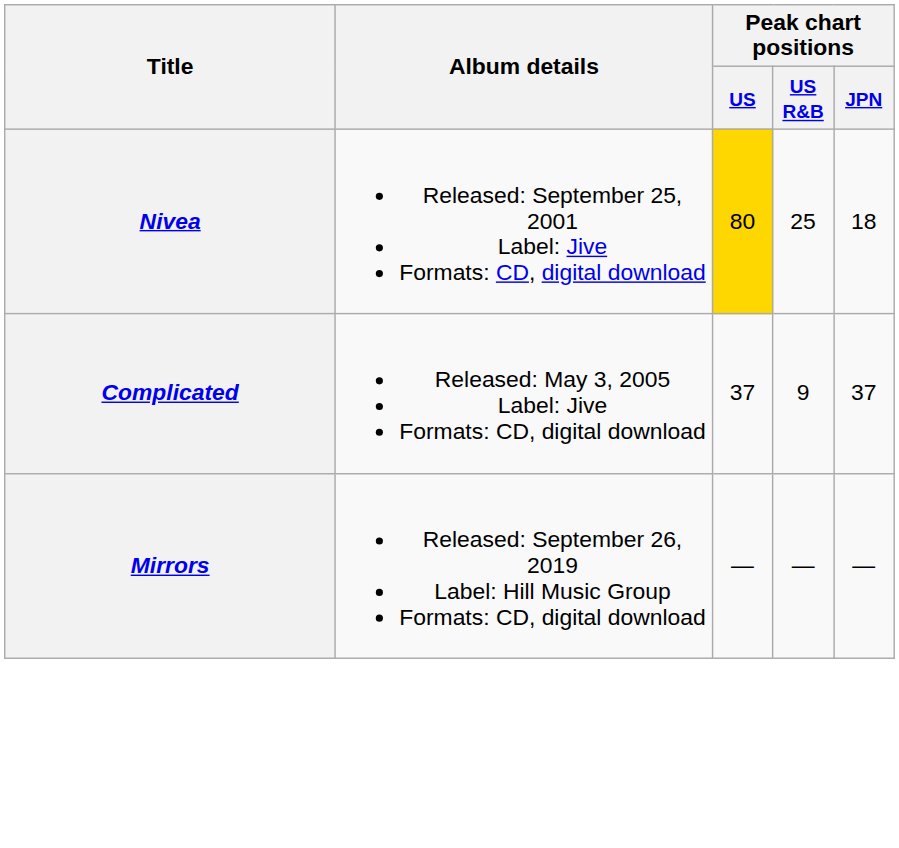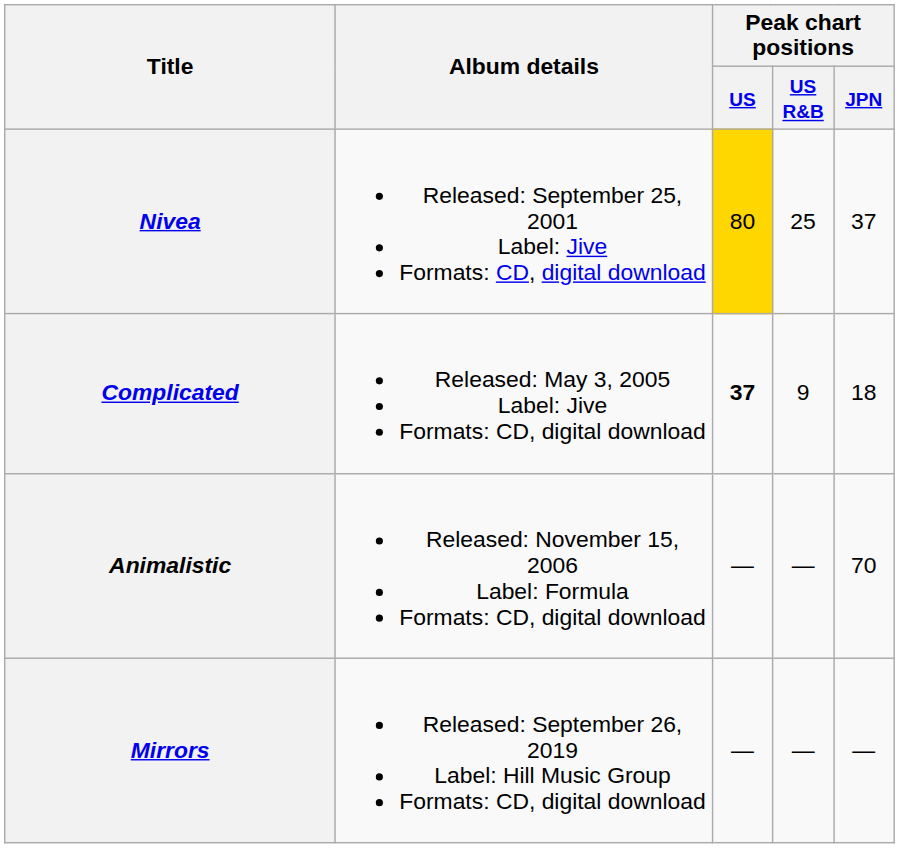(864, 221) 18 -> (864, 221) 37
(742, 393) normal -> (742, 393) bold
(864, 393) 37 -> (864, 393) 18
+ row: (170, 565)
